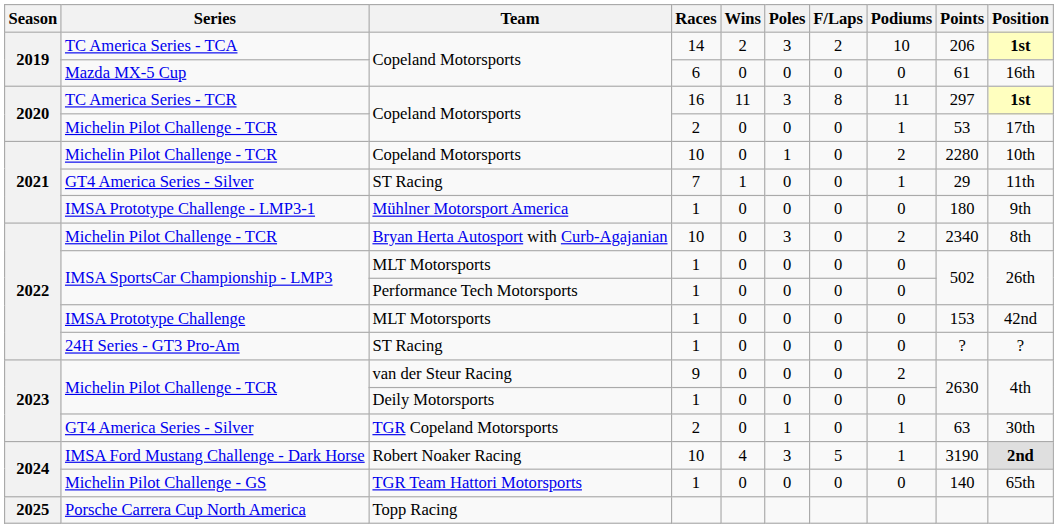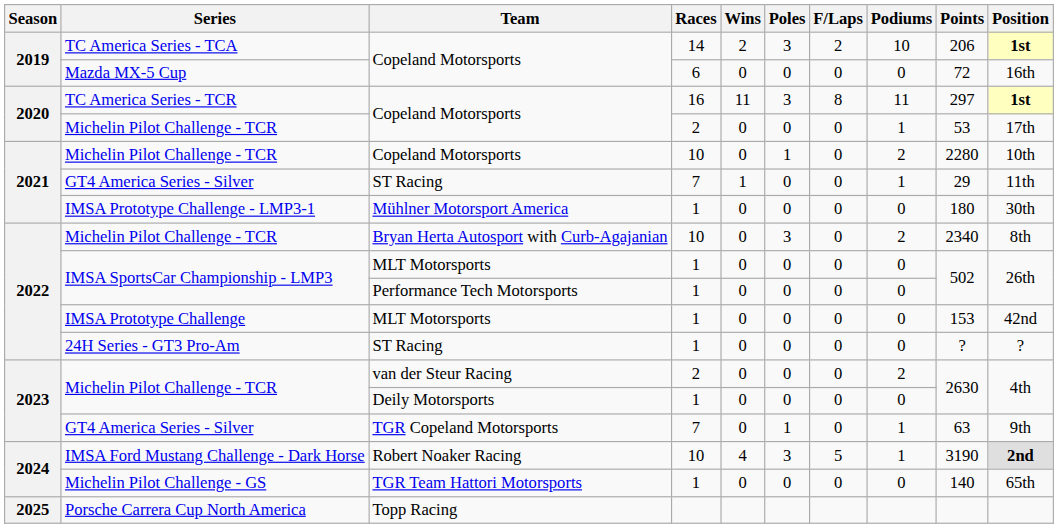(962, 73) 61 -> (962, 73) 72
(1020, 209) 9th -> (1020, 209) 30th
(696, 373) 9 -> (696, 373) 2
(696, 428) 2 -> (696, 428) 7
(1020, 428) 30th -> (1020, 428) 9th
